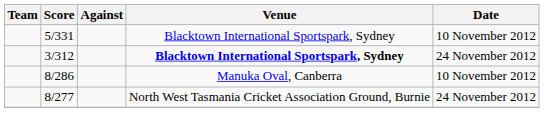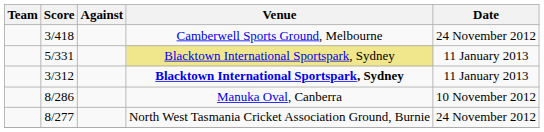+ row: (59, 35)
(280, 35) no background -> (280, 55) khaki background
(486, 35) 10 November 2012 -> (486, 55) 11 January 2013
(486, 55) 24 November 2012 -> (486, 76) 11 January 2013
